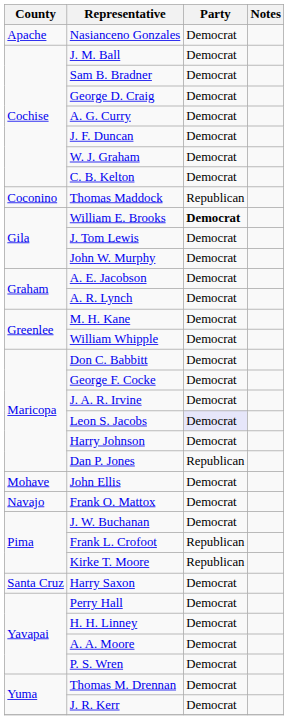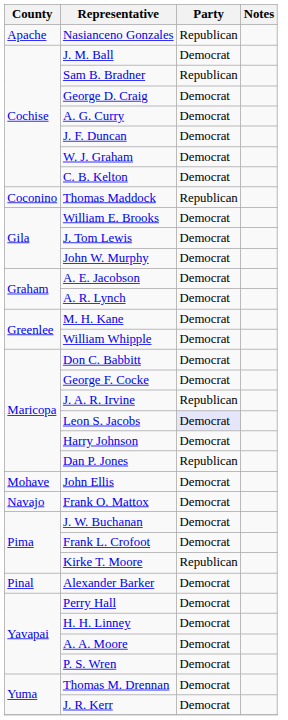(211, 34) Democrat -> (209, 34) Republican
(211, 75) Democrat -> (209, 75) Republican
(213, 217) bold -> (205, 217) normal
(211, 400) Democrat -> (209, 400) Republican
(215, 542) Republican -> (205, 542) Democrat
+ row: (109, 583)
- row: (102, 583)
